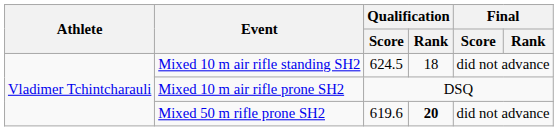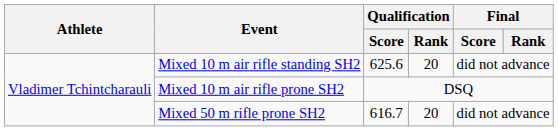(386, 65) 624.5 -> (386, 65) 625.6
(431, 65) 18 -> (431, 65) 20
(386, 113) 619.6 -> (386, 113) 616.7
(431, 113) bold -> (431, 113) normal
